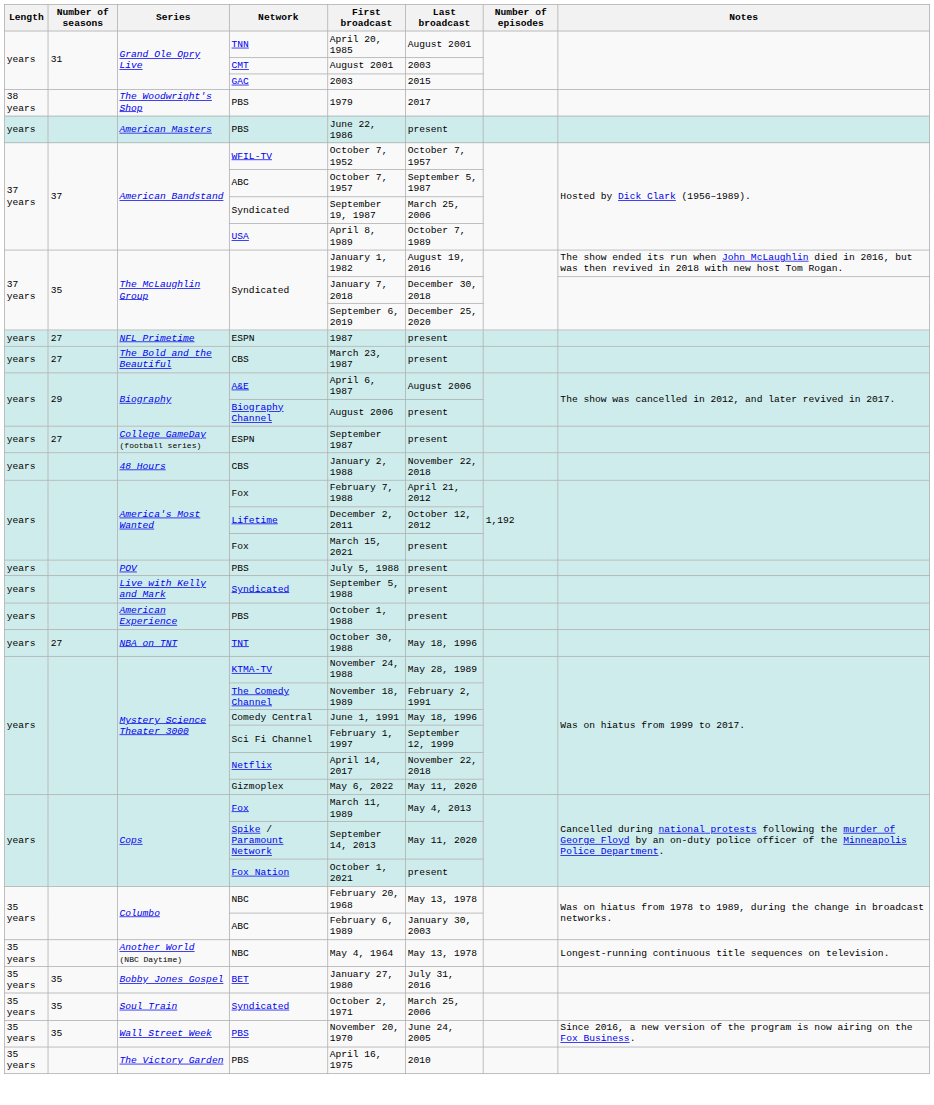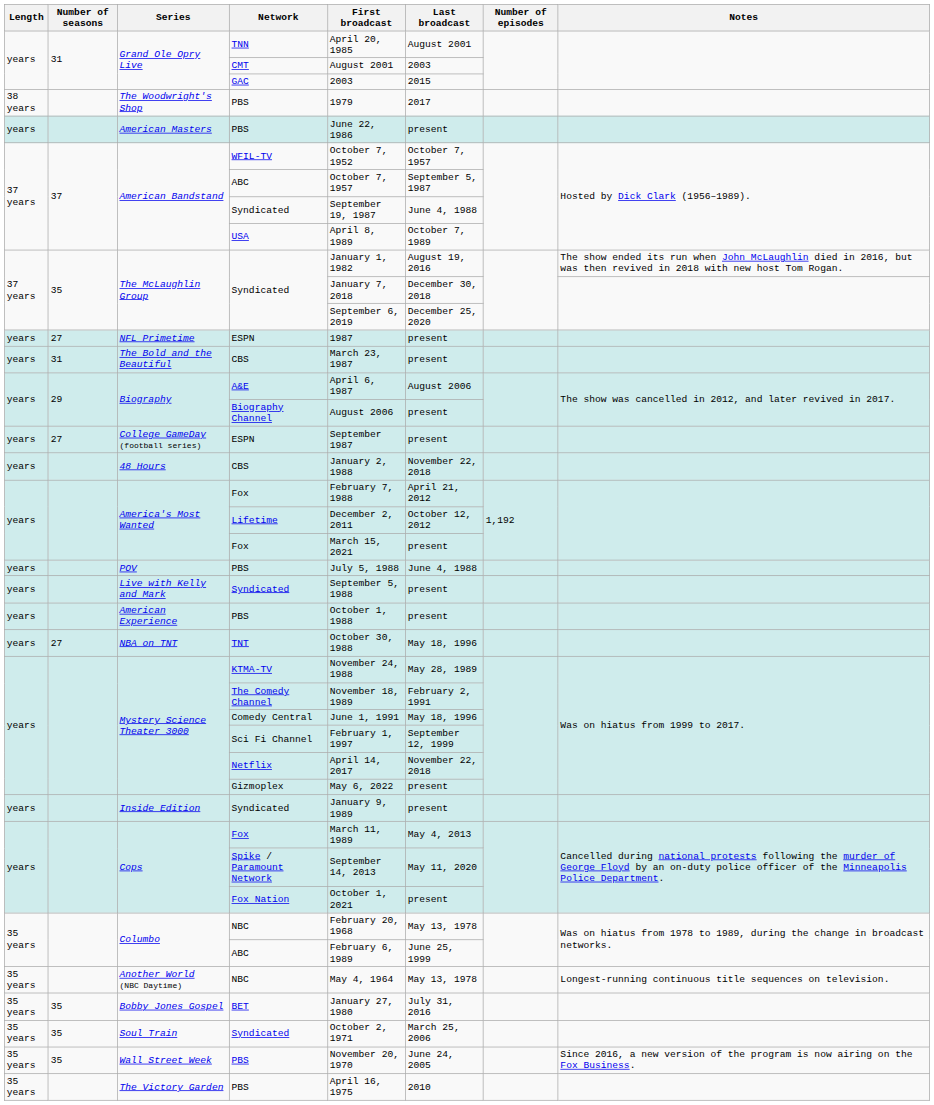(434, 210) March 25, 2006 -> (442, 210) June 4, 1988
(56, 359) 27 -> (56, 359) 31
(428, 568) present -> (442, 568) June 4, 1988
(442, 787) May 11, 2020 -> (428, 787) present
+ row: (160, 808)
(439, 926) January 30, 2003 -> (431, 953) June 25, 1999
